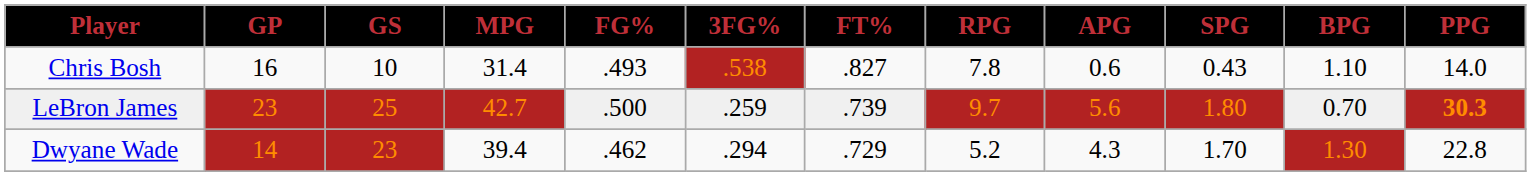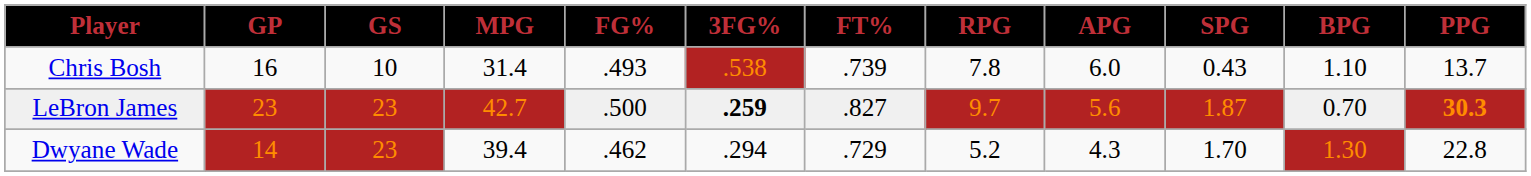(865, 67) .827 -> (865, 67) .739
(1105, 67) 0.6 -> (1105, 67) 6.0
(1465, 67) 14.0 -> (1465, 67) 13.7
(385, 108) 25 -> (385, 108) 23
(745, 108) normal -> (745, 108) bold
(865, 108) .739 -> (865, 108) .827
(1225, 108) 1.80 -> (1225, 108) 1.87
